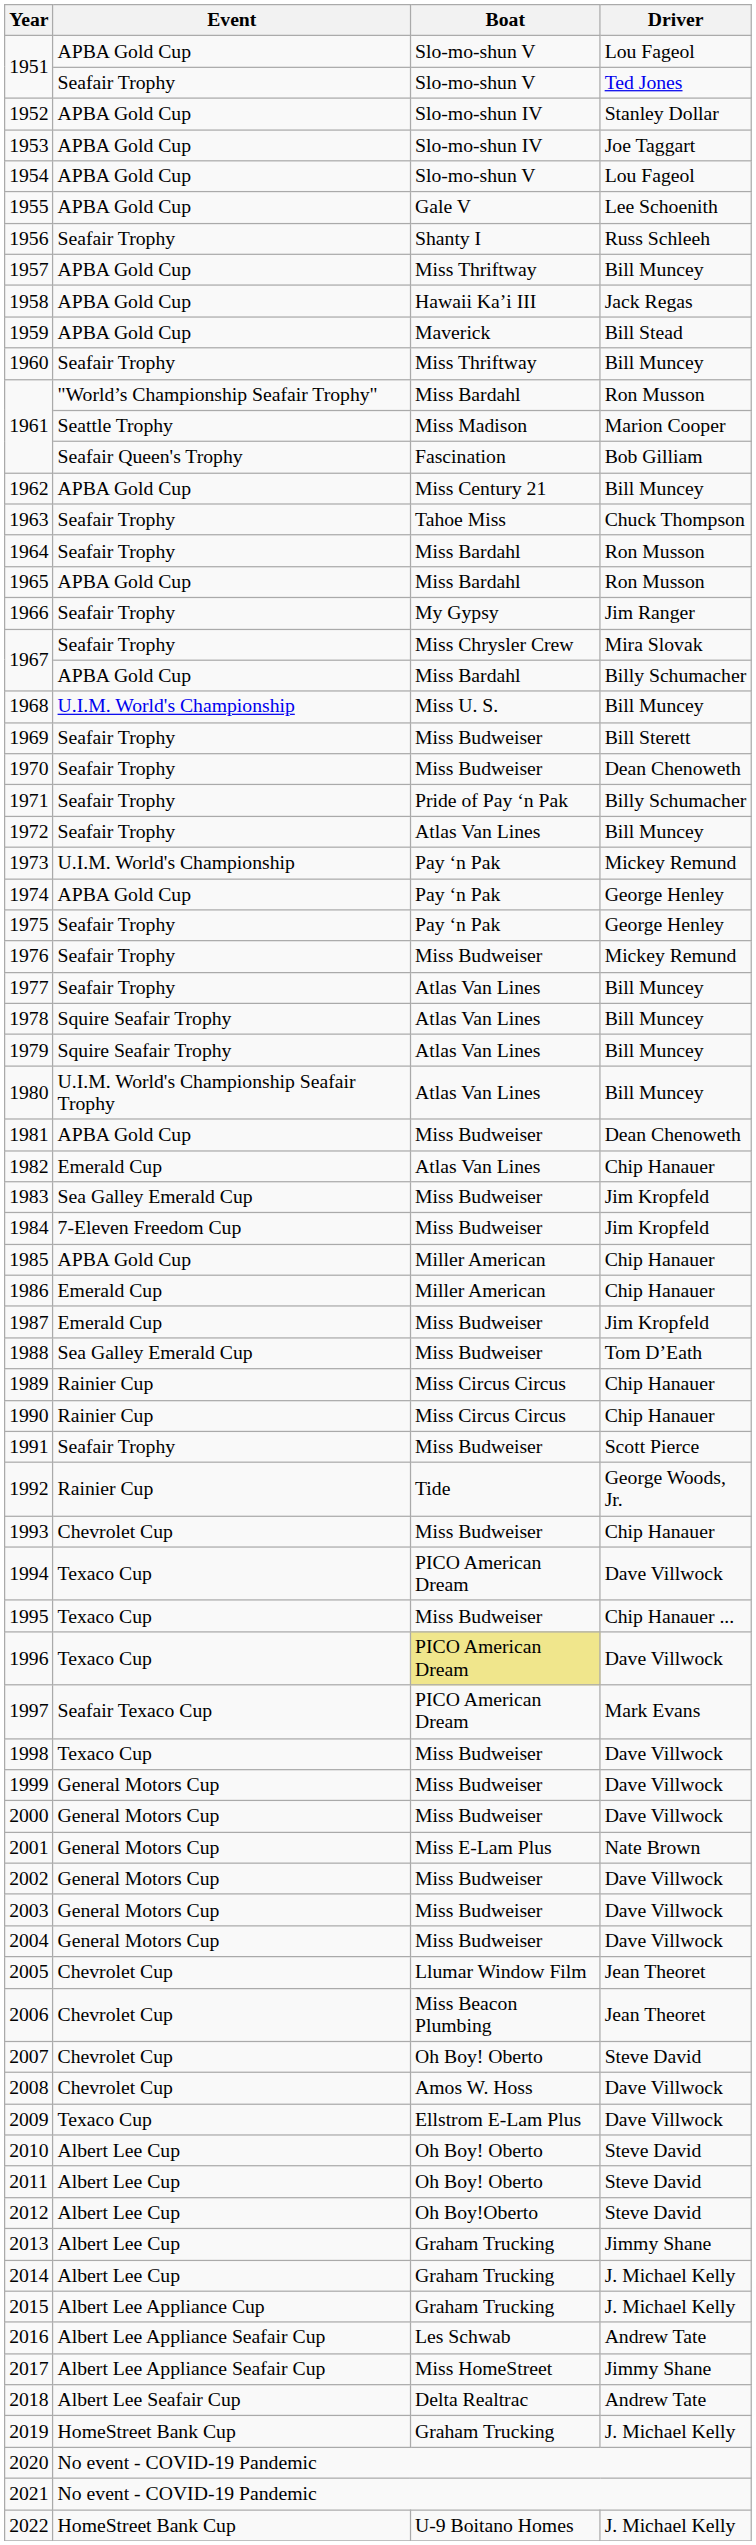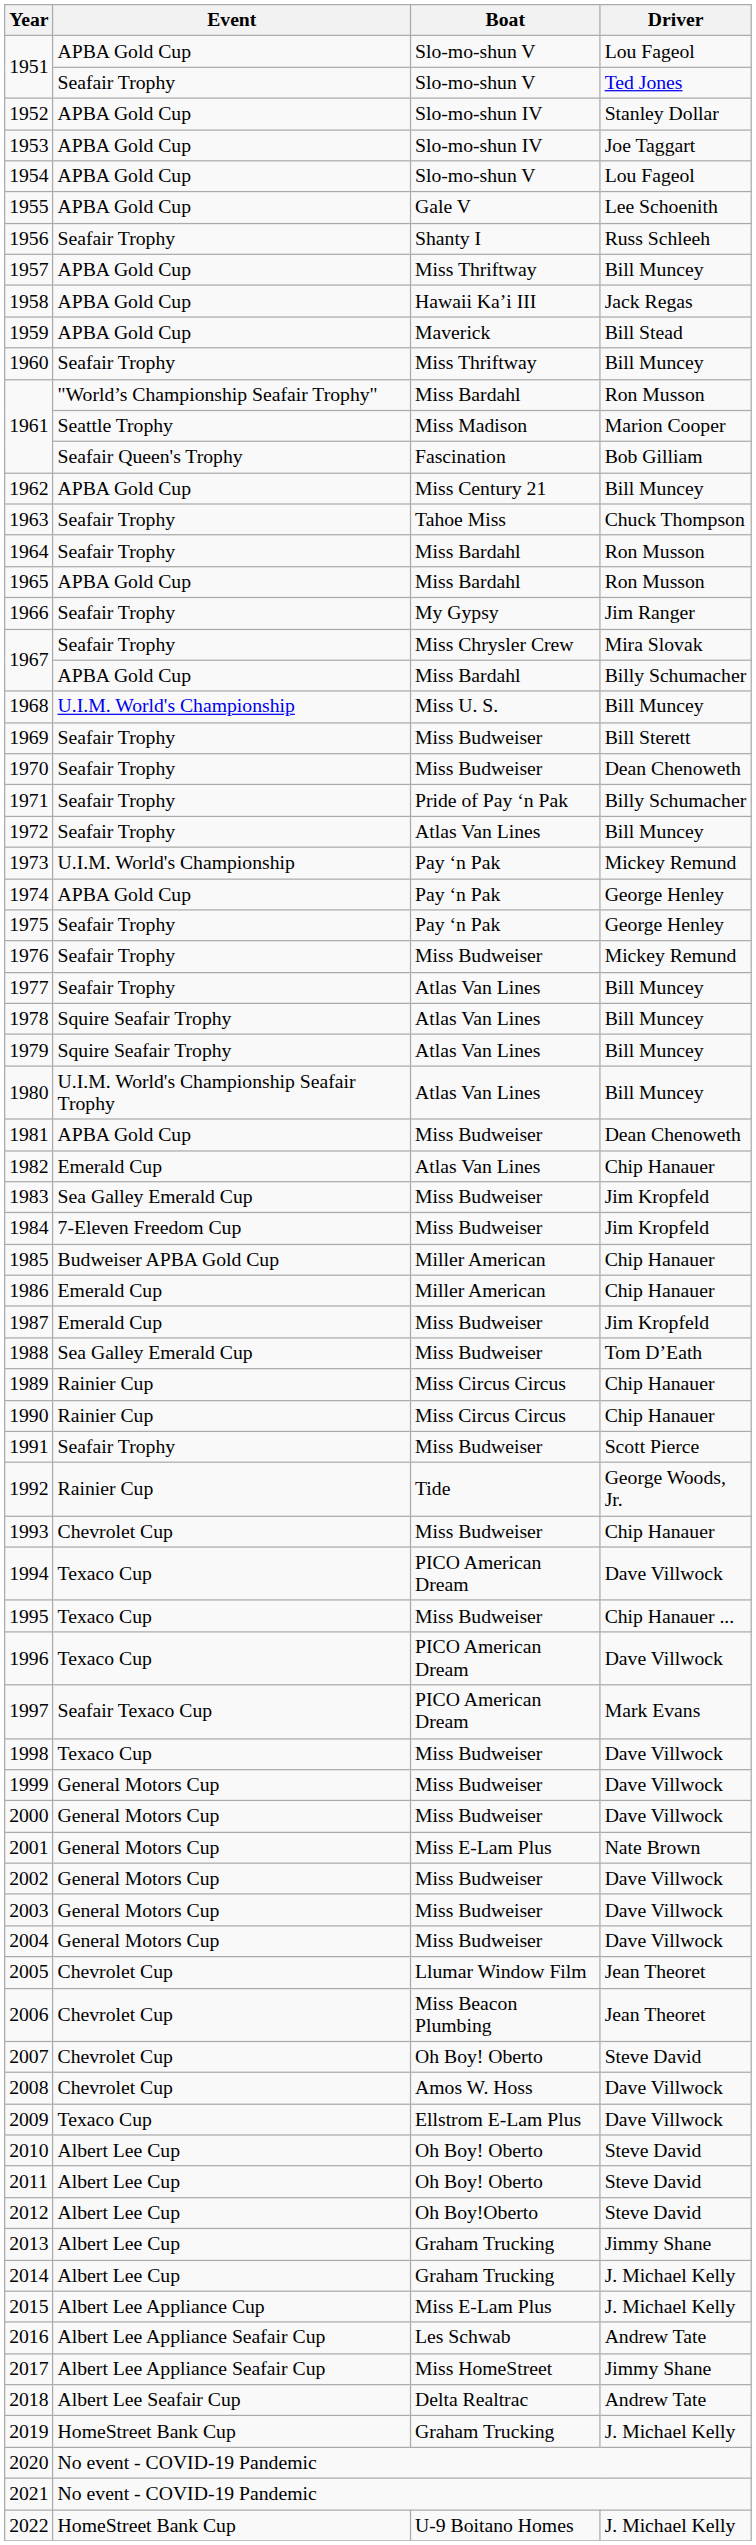(124, 1259) APBA Gold Cup -> (168, 1259) Budweiser APBA Gold Cup
(478, 1658) khaki background -> (478, 1658) no background
(485, 2306) Graham Trucking -> (483, 2306) Miss E-Lam Plus
